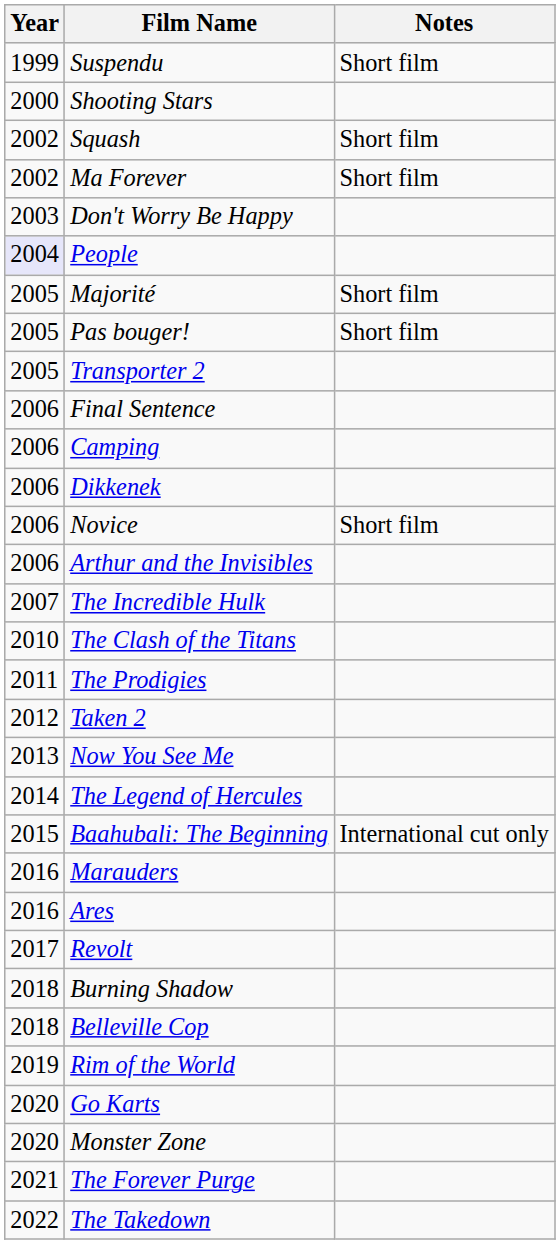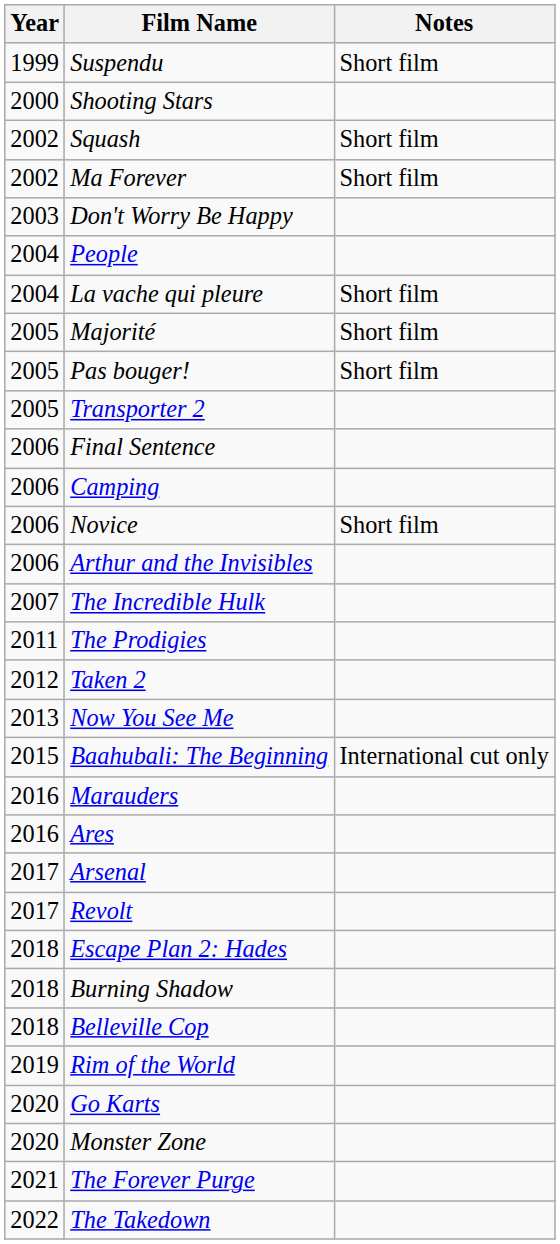(35, 255) lavender background -> (35, 255) no background
+ row: (167, 293)
- row: (115, 486)
- row: (183, 640)
- row: (186, 795)
+ row: (108, 872)
+ row: (179, 949)
